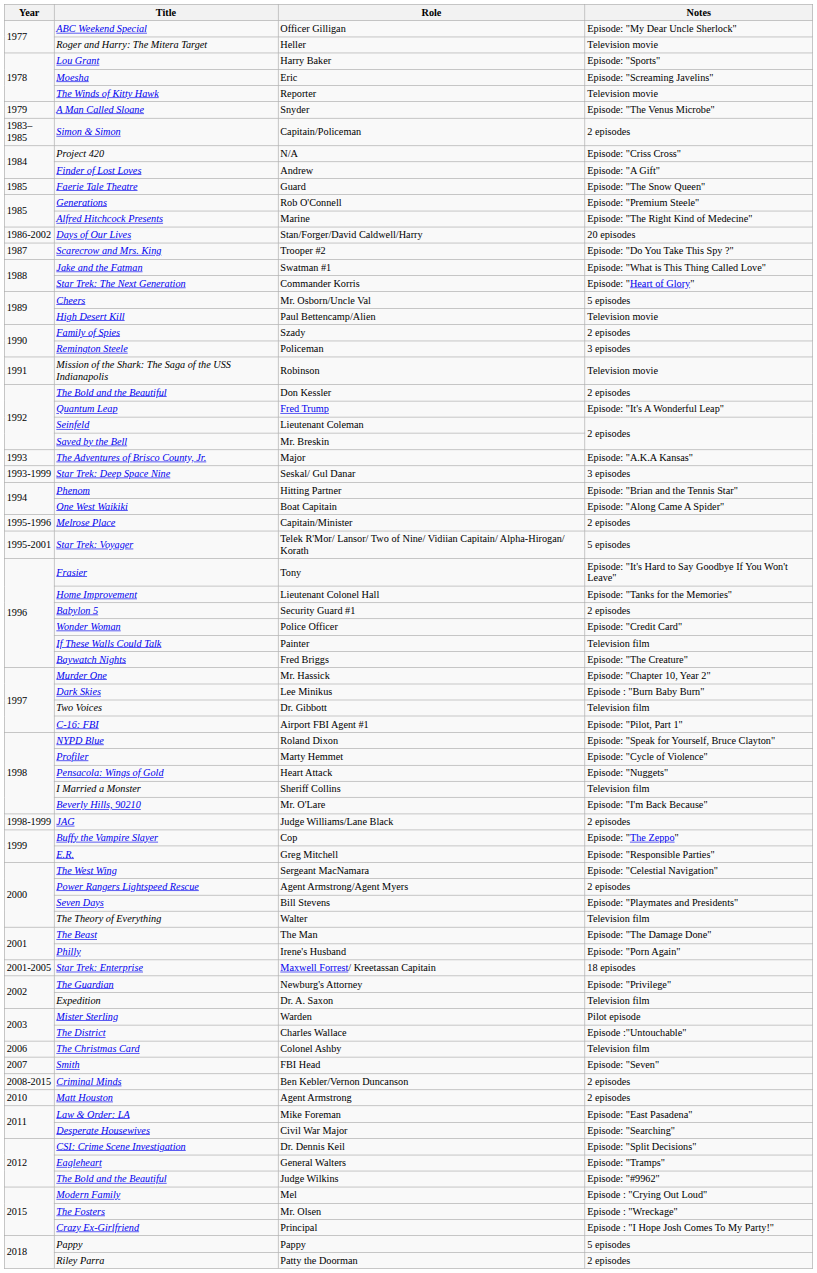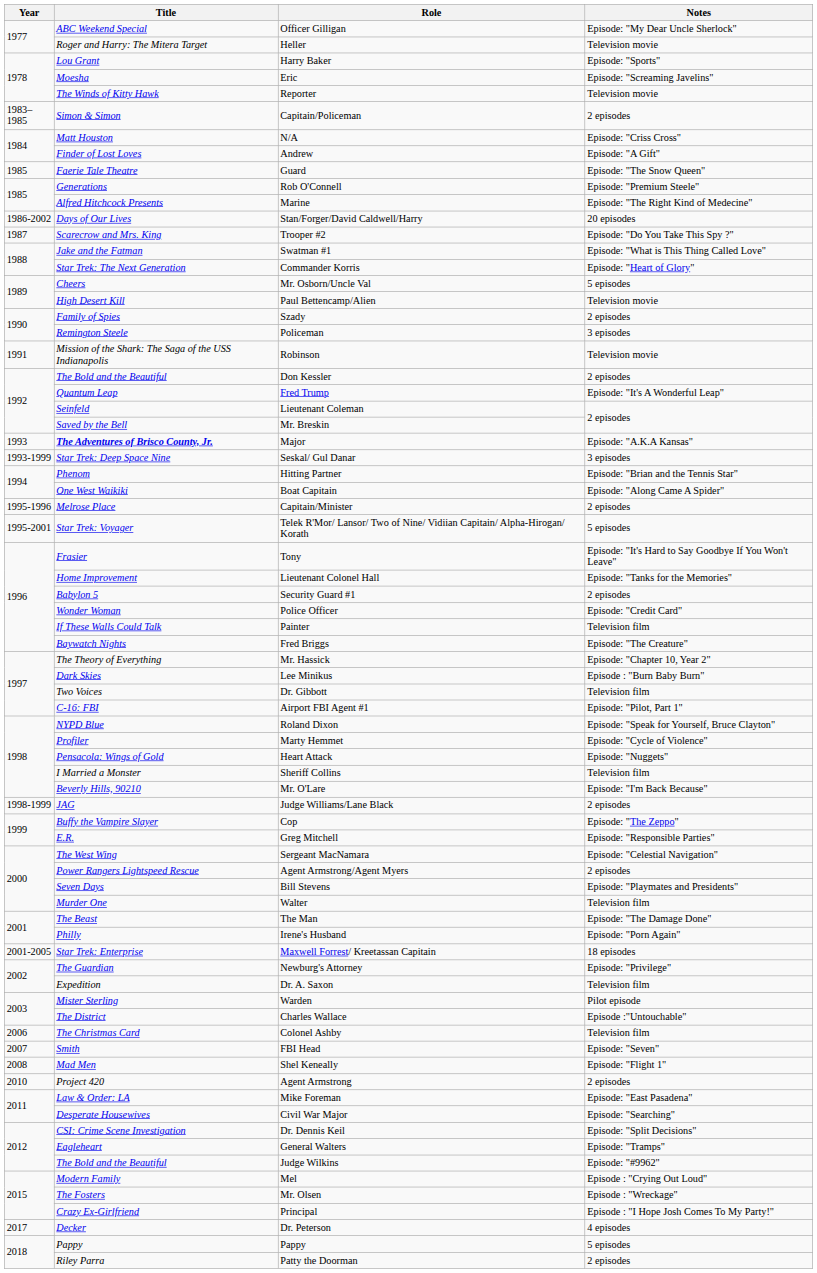- row: (295, 110)
(80, 154) Project 420 -> (85, 137) Matt Houston
(131, 457) normal -> (135, 441) bold
(82, 675) Murder One -> (109, 659) The Theory of Everything
(109, 919) The Theory of Everything -> (82, 903) Murder One
+ row: (309, 1065)
- row: (344, 1081)
(85, 1098) Matt Houston -> (80, 1081) Project 420
+ row: (306, 1227)
